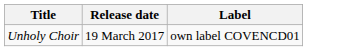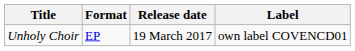+ column: (106, 14)
